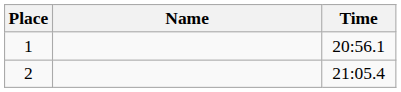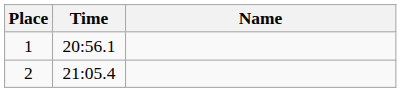columns swapped: (187, 18) <-> (359, 18)
